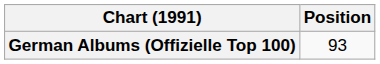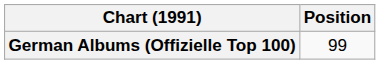(337, 45) 93 -> (337, 45) 99
